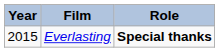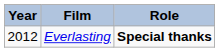(23, 37) 2015 -> (23, 37) 2012
